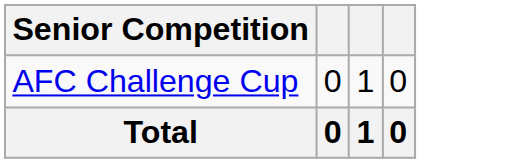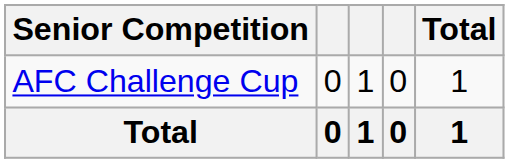+ column: (459, 30)
